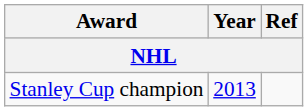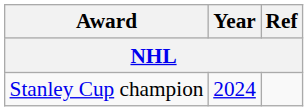(235, 88) 2013 -> (235, 88) 2024
